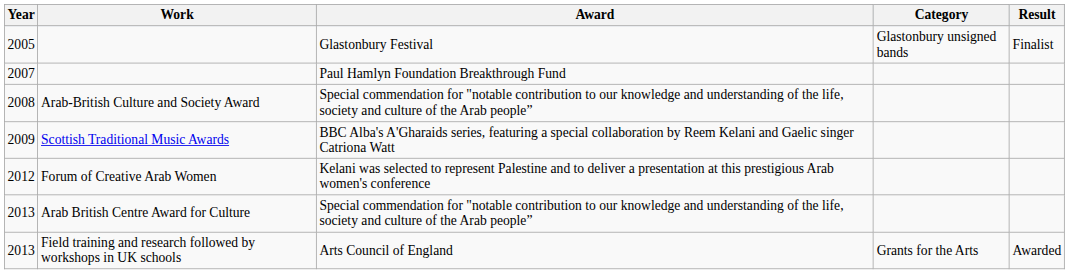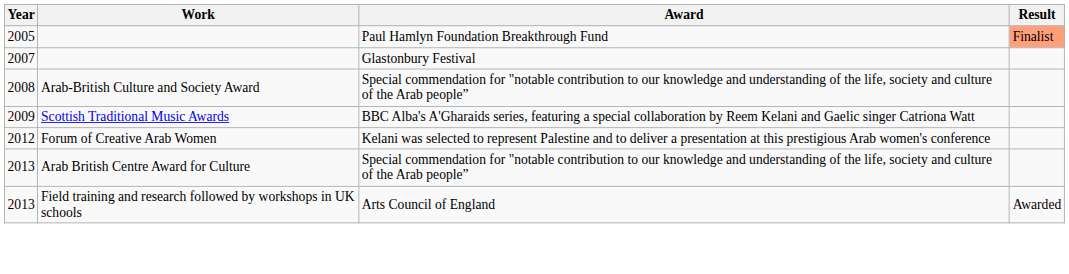- column: (941, 15)
(376, 44) Glastonbury Festival -> (485, 36) Paul Hamlyn Foundation Breakthrough Fund
(1033, 44) no background -> (1033, 36) lightsalmon background
(443, 73) Paul Hamlyn Foundation Breakthrough Fund -> (419, 58) Glastonbury Festival
